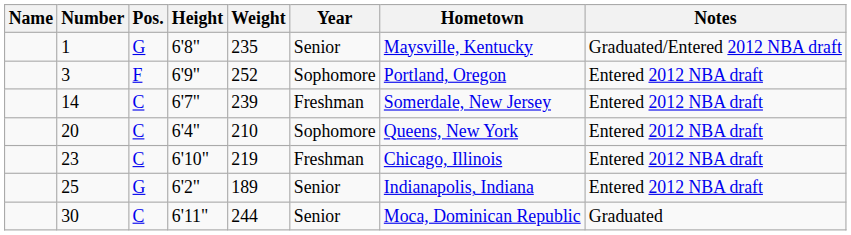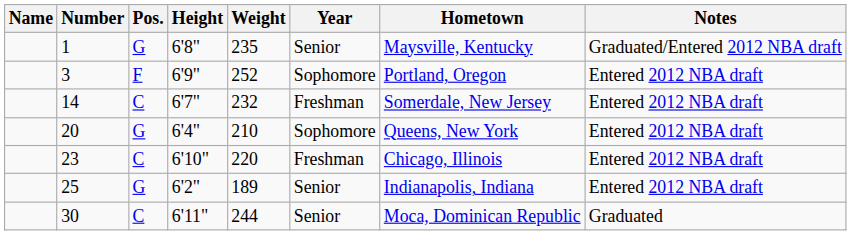(245, 103) 239 -> (245, 103) 232
(138, 131) C -> (139, 131) G
(245, 159) 219 -> (245, 159) 220
